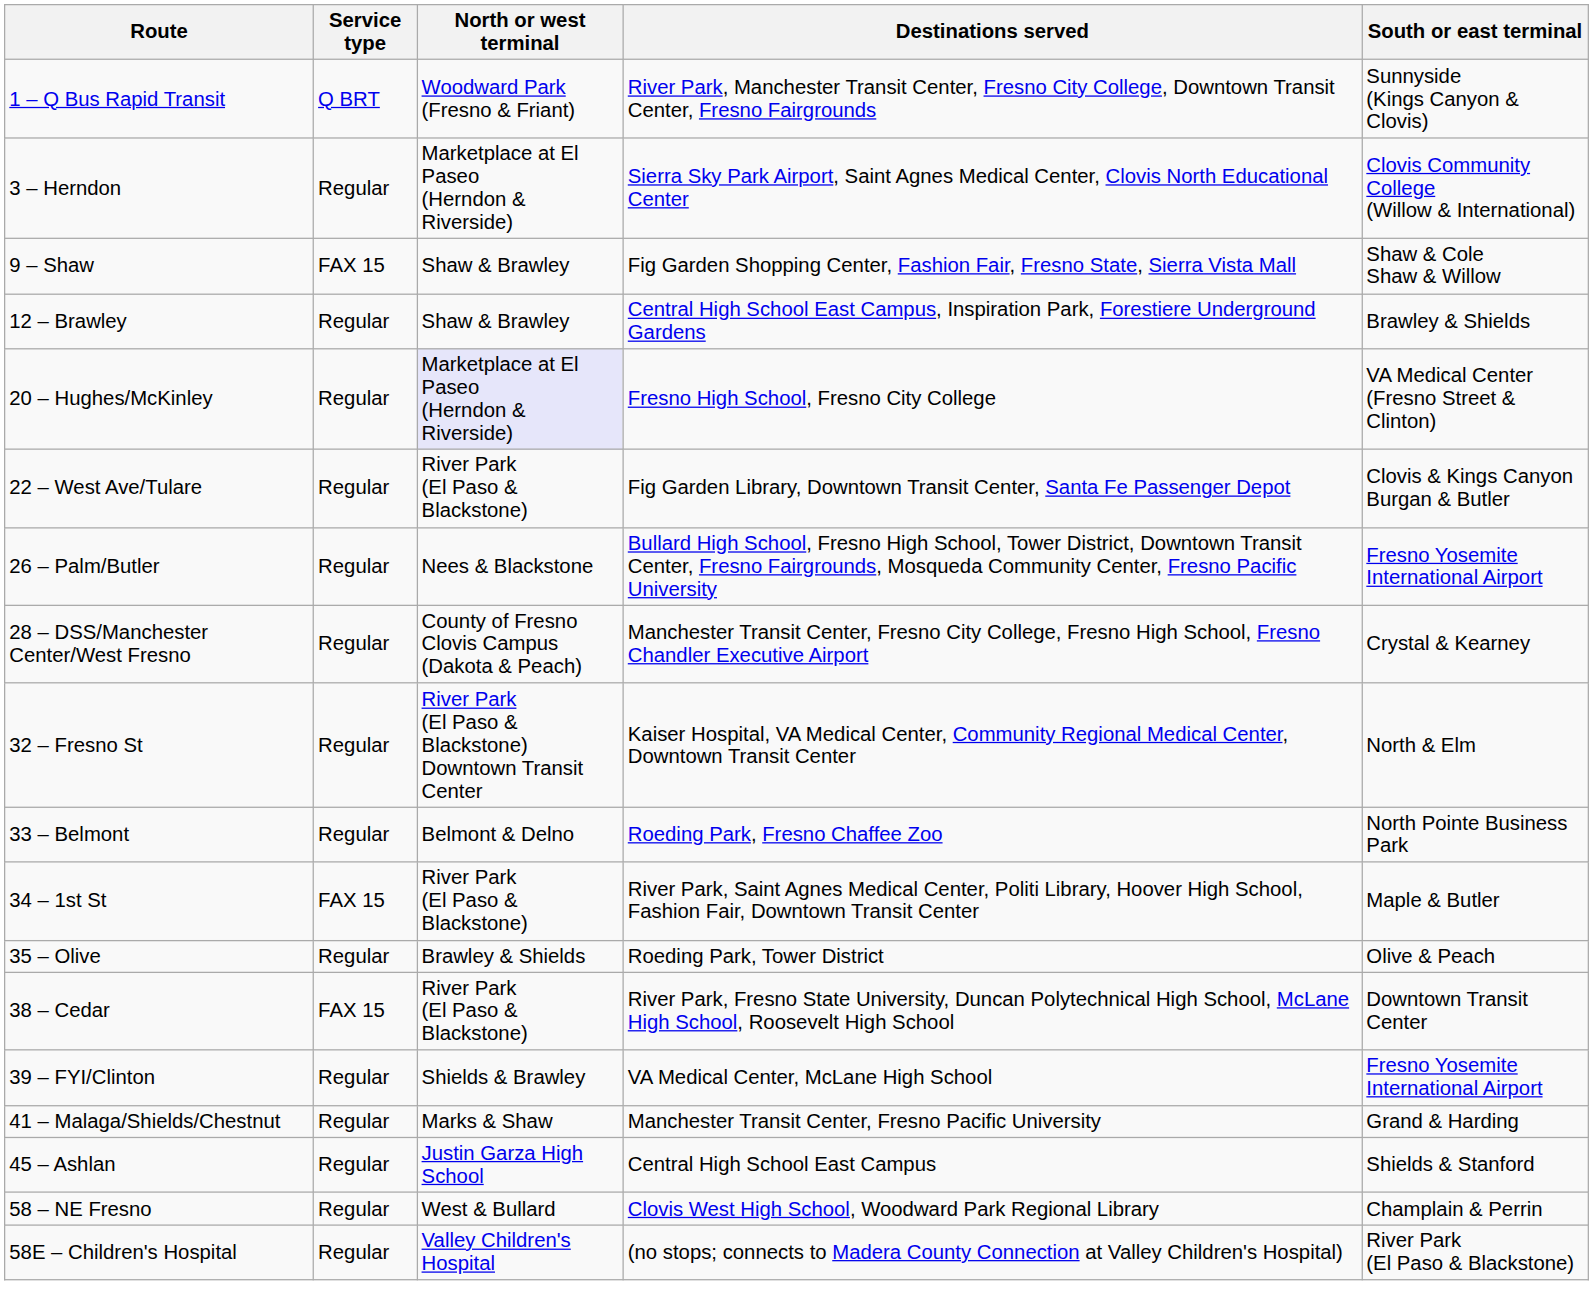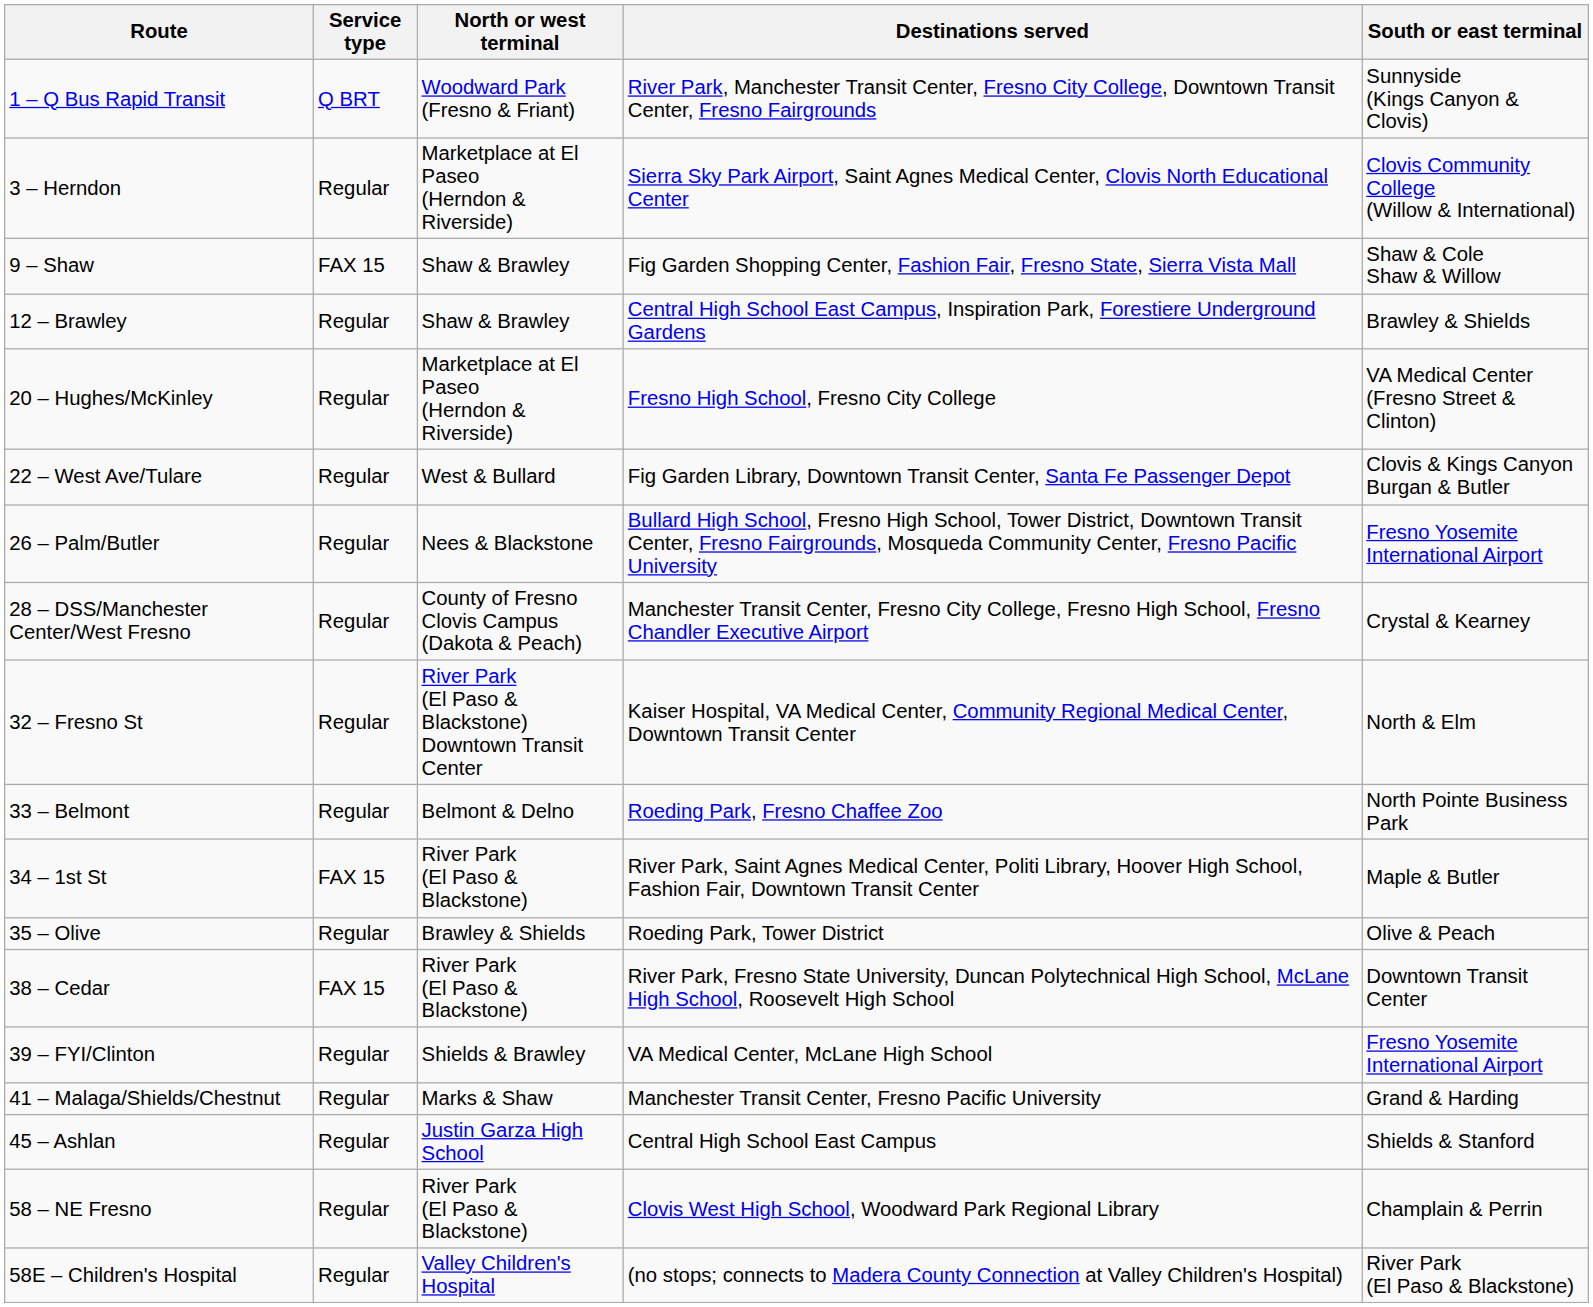(500, 398) lavender background -> (500, 398) no background
(475, 488) River Park (El Paso & Blackstone) -> (489, 476) West & Bullard
(489, 1208) West & Bullard -> (475, 1208) River Park (El Paso & Blackstone)
